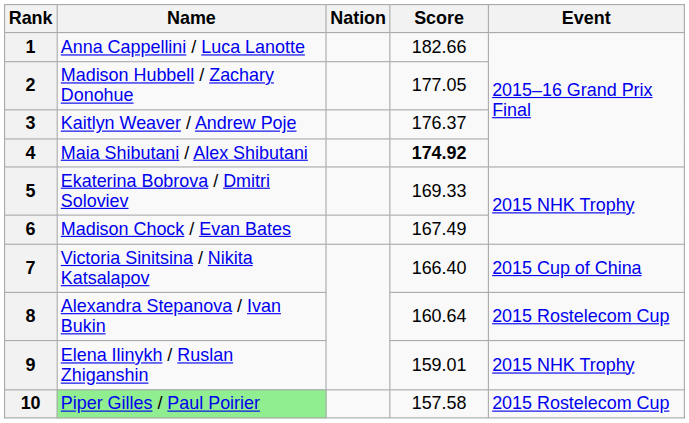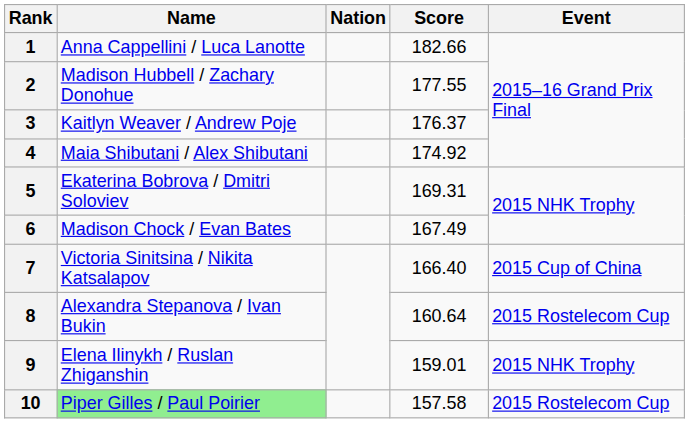(439, 85) 177.05 -> (439, 85) 177.55
(439, 152) bold -> (439, 152) normal
(439, 191) 169.33 -> (439, 191) 169.31
